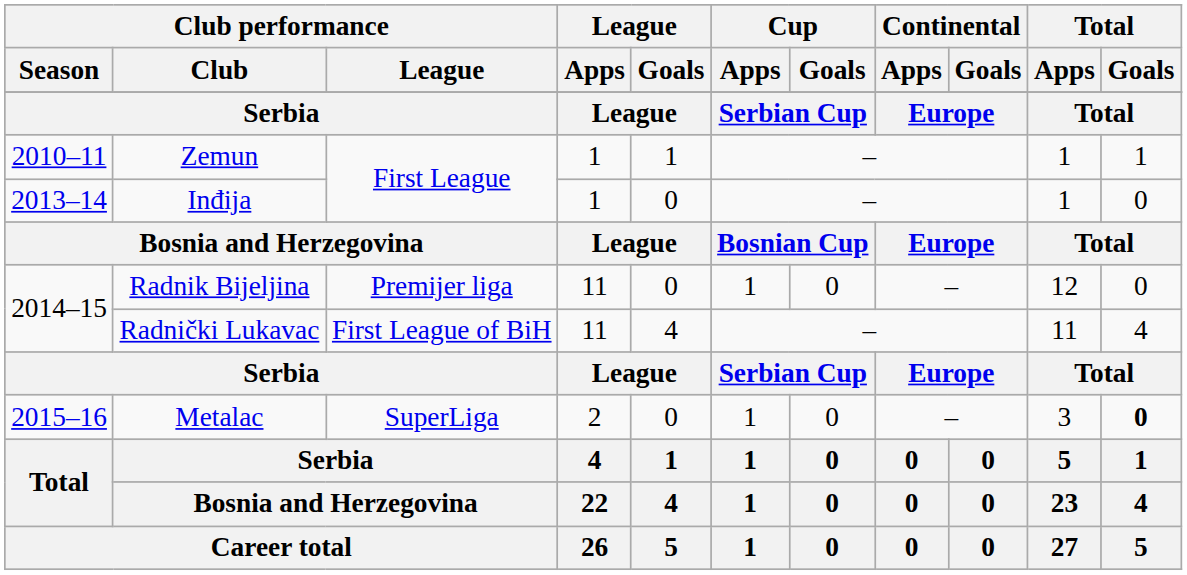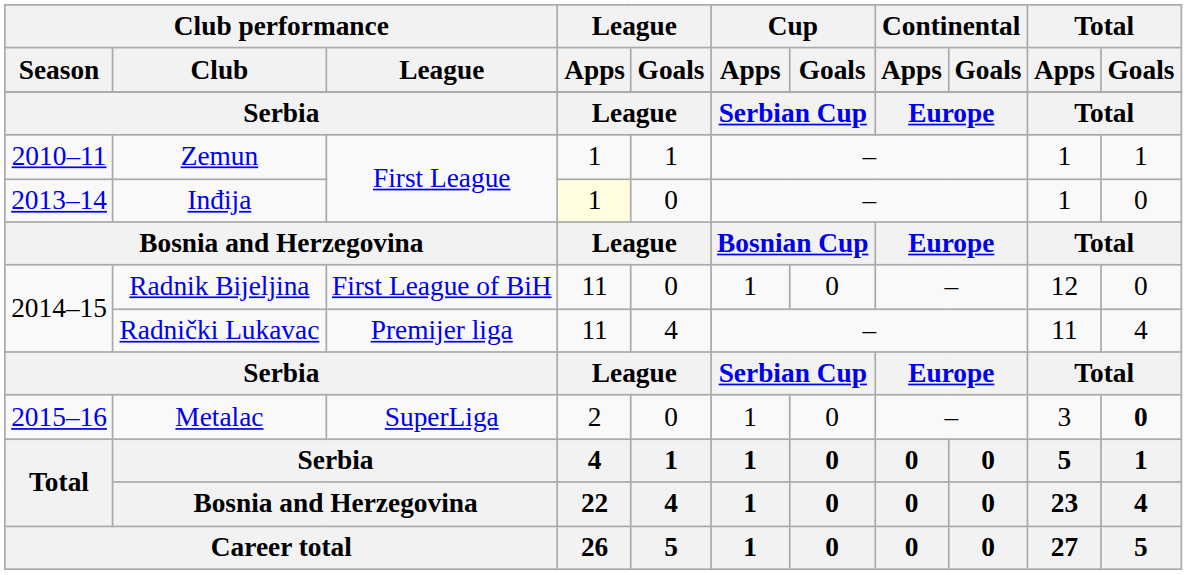(595, 199) no background -> (595, 199) lightyellow background
(442, 286) Premijer liga -> (442, 286) First League of BiH
(442, 329) First League of BiH -> (442, 329) Premijer liga
